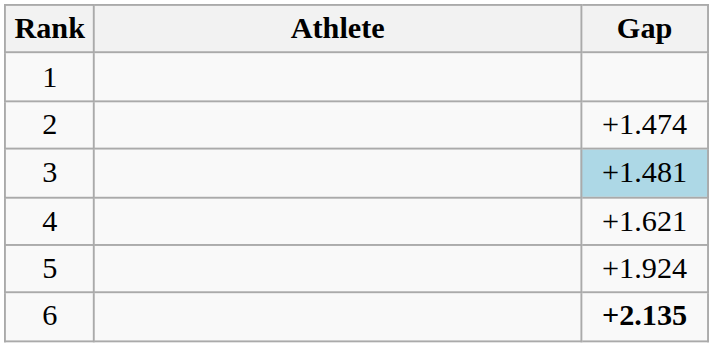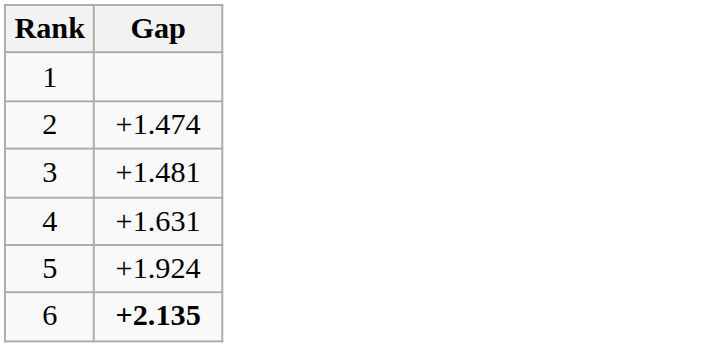- column: (338, 28)
(645, 172) lightblue background -> (158, 172) no background
(645, 220) +1.621 -> (158, 220) +1.631
